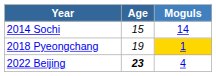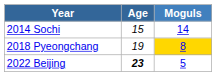(183, 47) 1 -> (183, 47) 8
(183, 63) 4 -> (183, 63) 5
